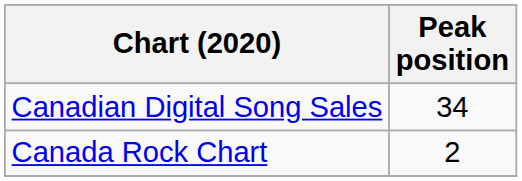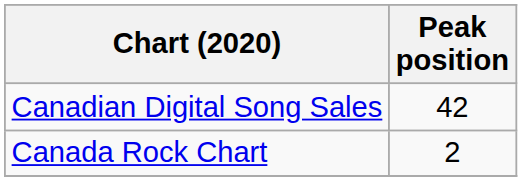(452, 106) 34 -> (452, 106) 42
